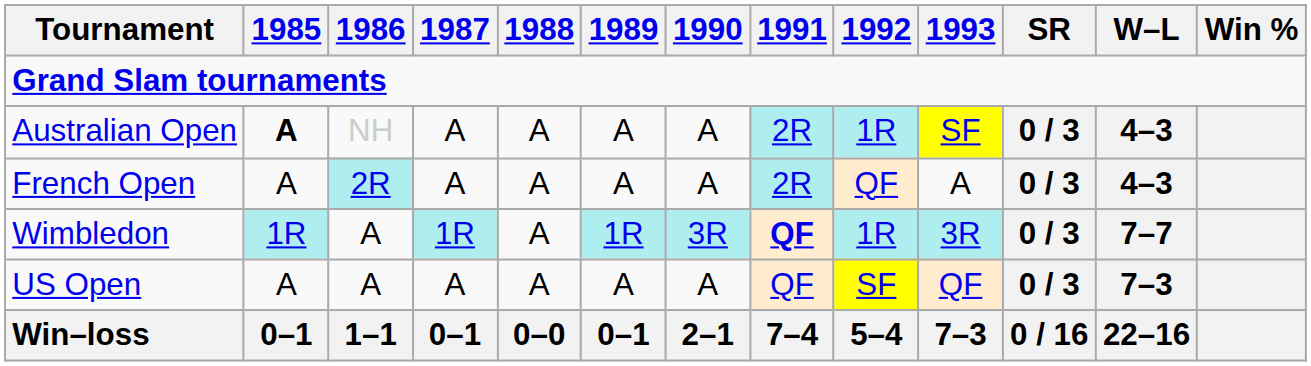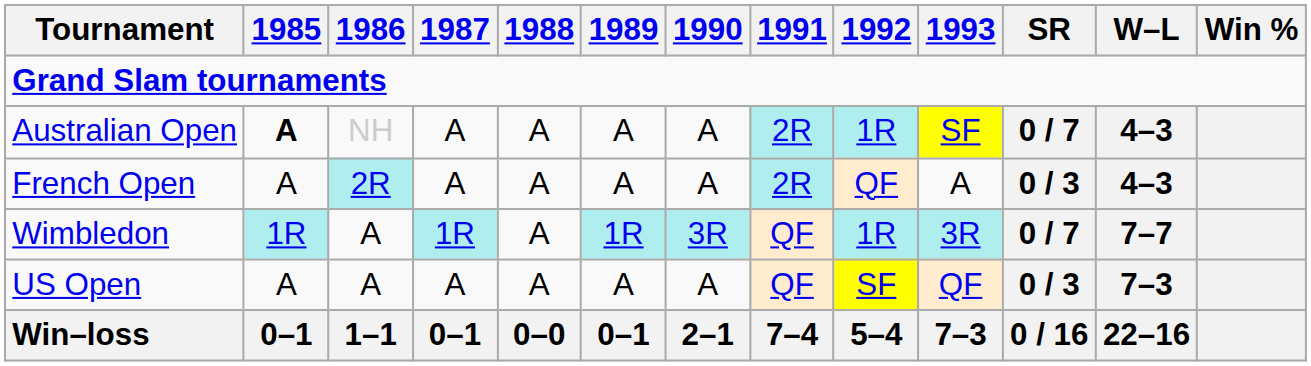(1049, 131) 0 / 3 -> (1049, 131) 0 / 7
(792, 232) bold -> (792, 232) normal
(1049, 232) 0 / 3 -> (1049, 232) 0 / 7
